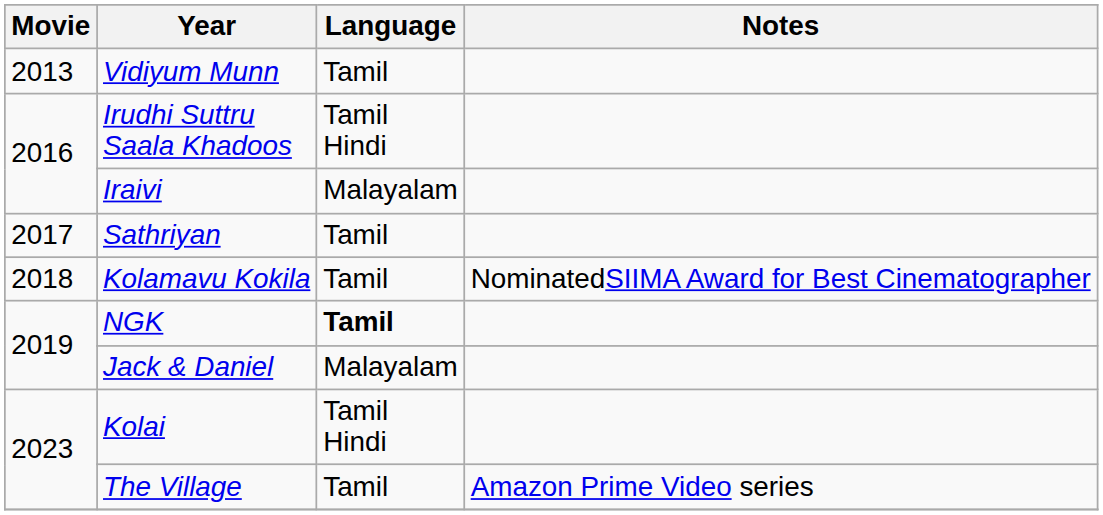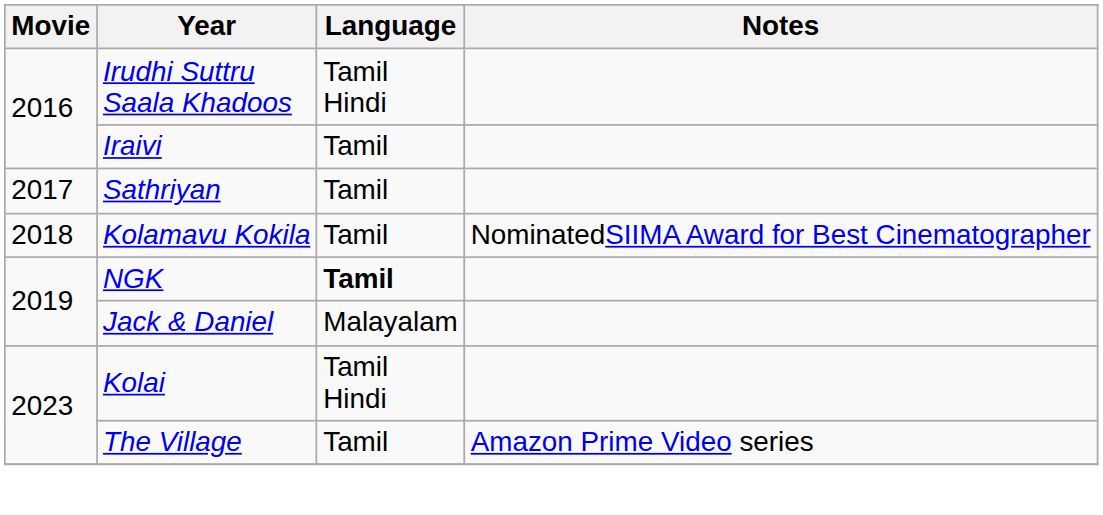- row: (191, 70)
(391, 190) Malayalam -> (356, 146) Tamil
